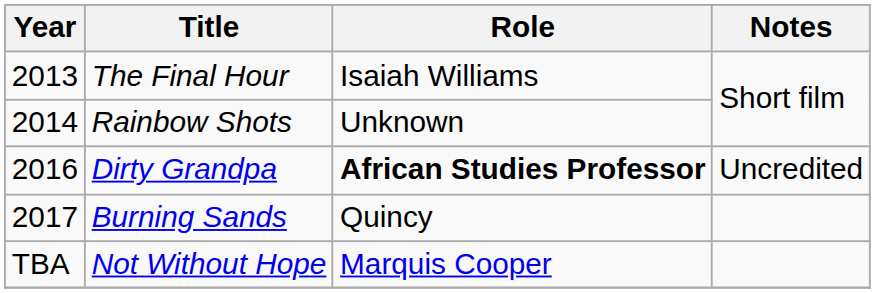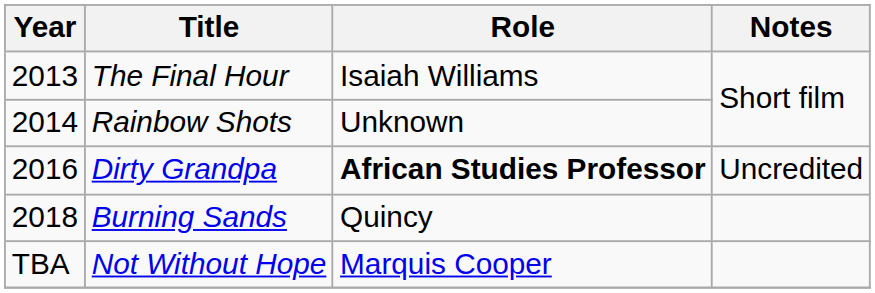(45, 216) 2017 -> (45, 216) 2018
